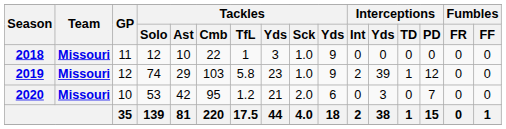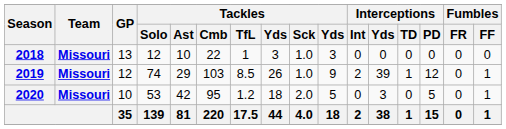(125, 54) 11 -> (125, 54) 13
(333, 54) 9 -> (333, 54) 3
(246, 74) 5.8 -> (246, 74) 8.5
(275, 74) 23 -> (275, 74) 26
(487, 74) 0 -> (487, 74) 1
(275, 94) 21 -> (275, 94) 18
(333, 94) 6 -> (333, 94) 5
(432, 94) 7 -> (432, 94) 5
(487, 94) 0 -> (487, 94) 1
